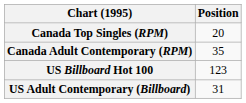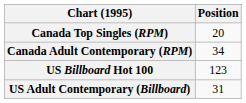(218, 51) 35 -> (218, 51) 34
